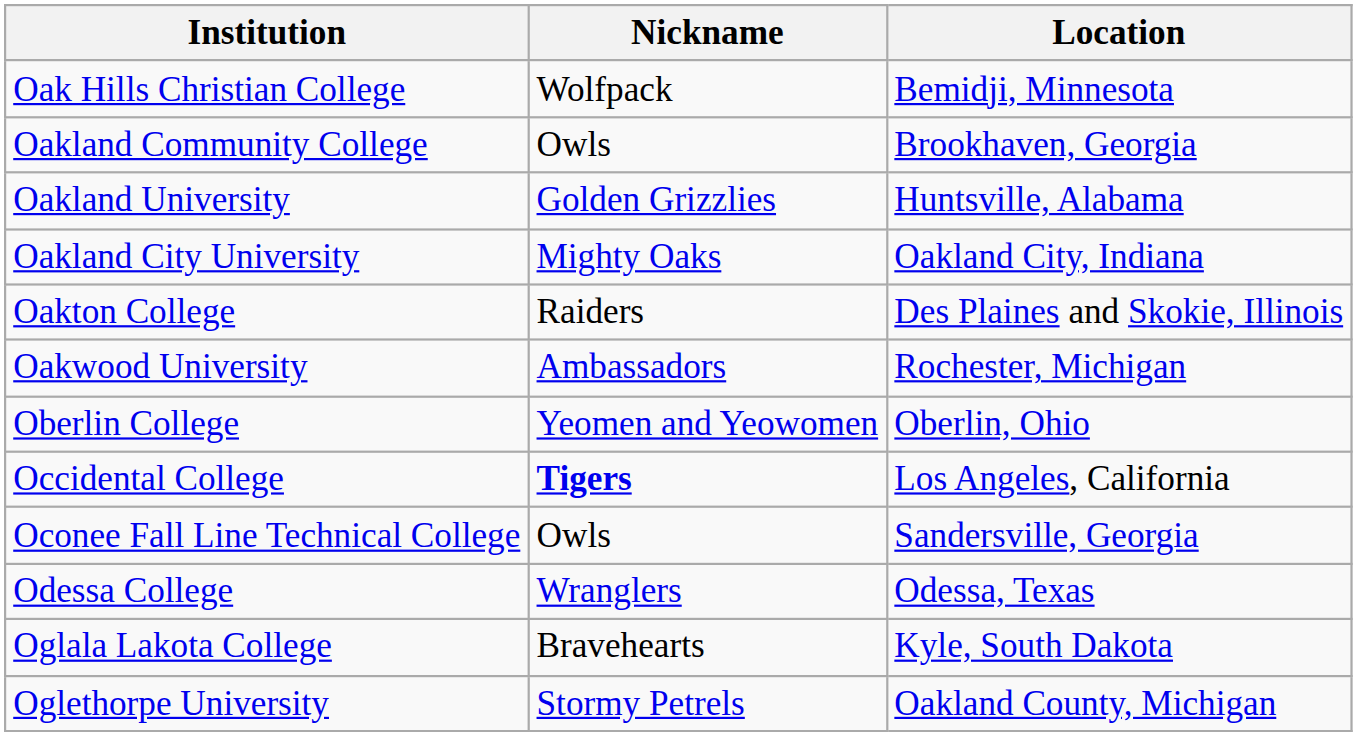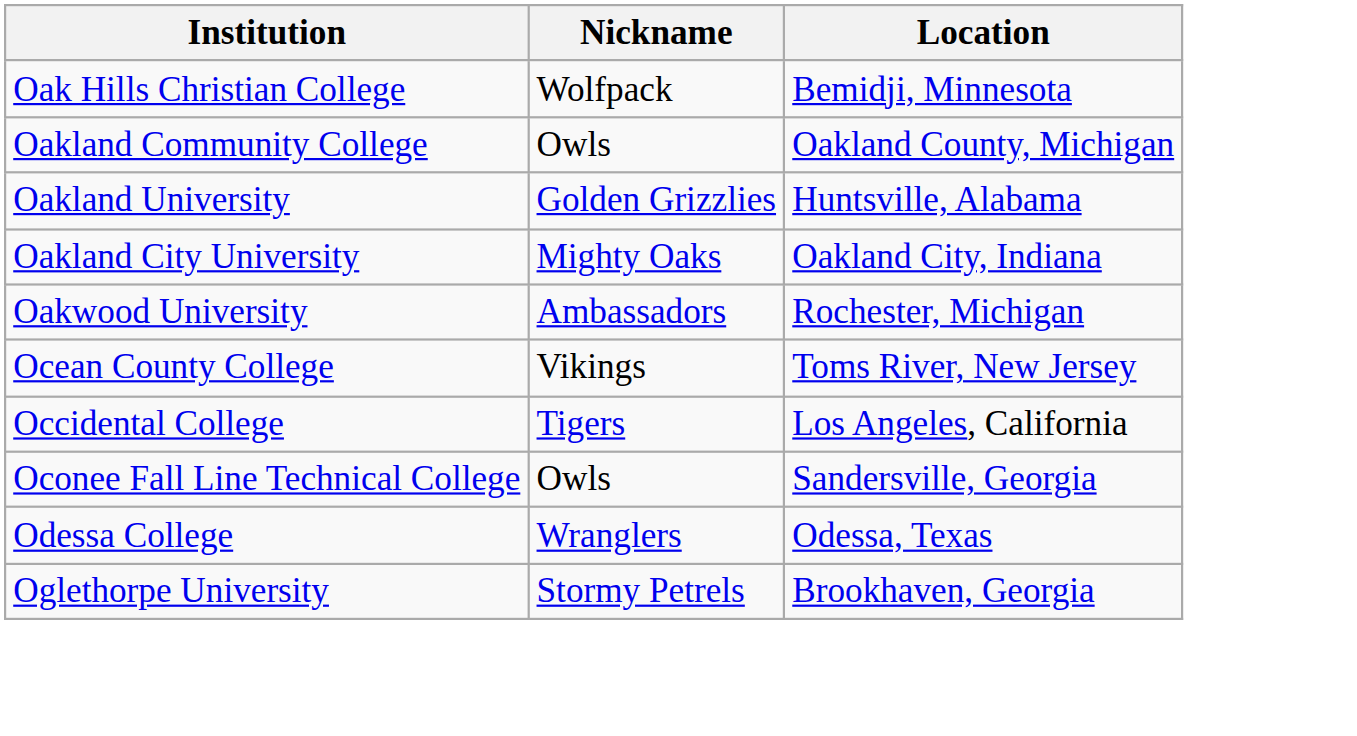(1046, 144) Brookhaven, Georgia -> (983, 144) Oakland County, Michigan
- row: (124, 311)
- row: (126, 423)
+ row: (174, 367)
(584, 479) bold -> (581, 423) normal
- row: (173, 646)
(1085, 702) Oakland County, Michigan -> (943, 590) Brookhaven, Georgia
